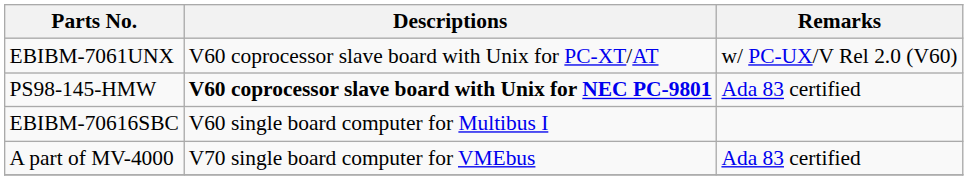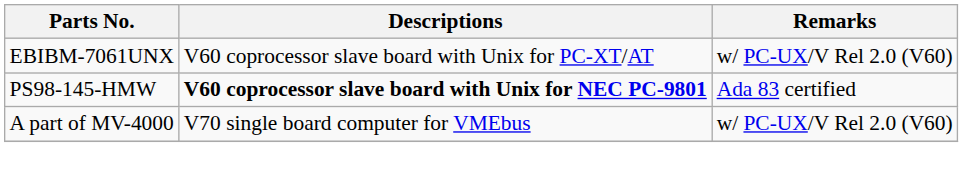- row: (94, 123)
(791, 157) Ada 83 certified -> (835, 123) w/ PC-UX/V Rel 2.0 (V60)
